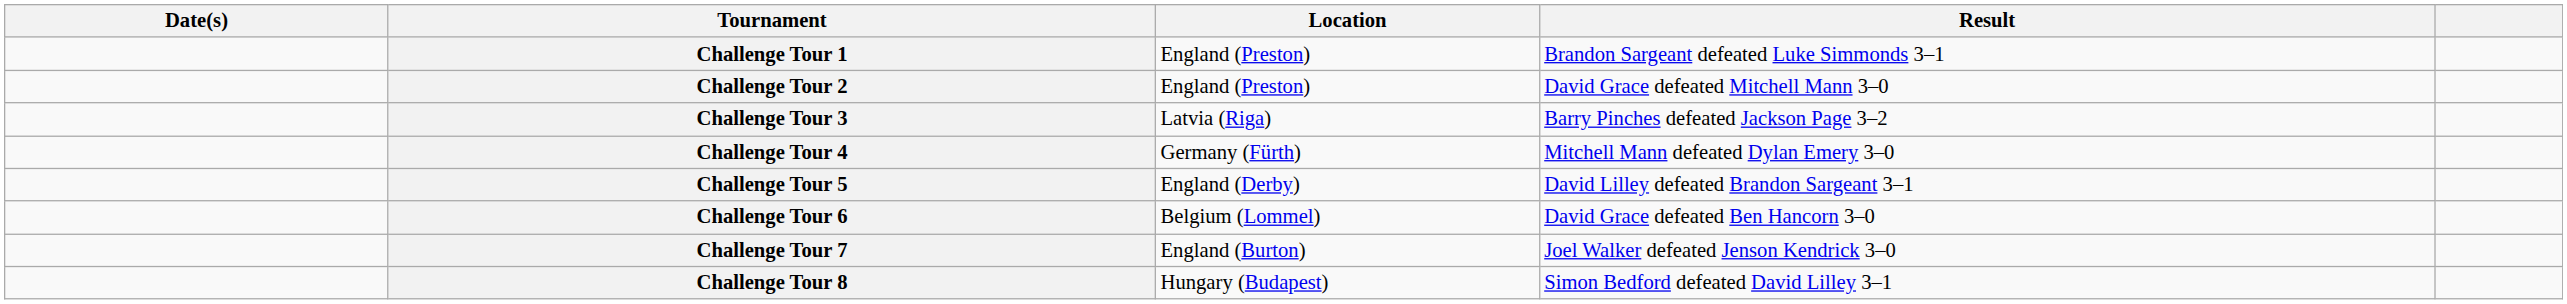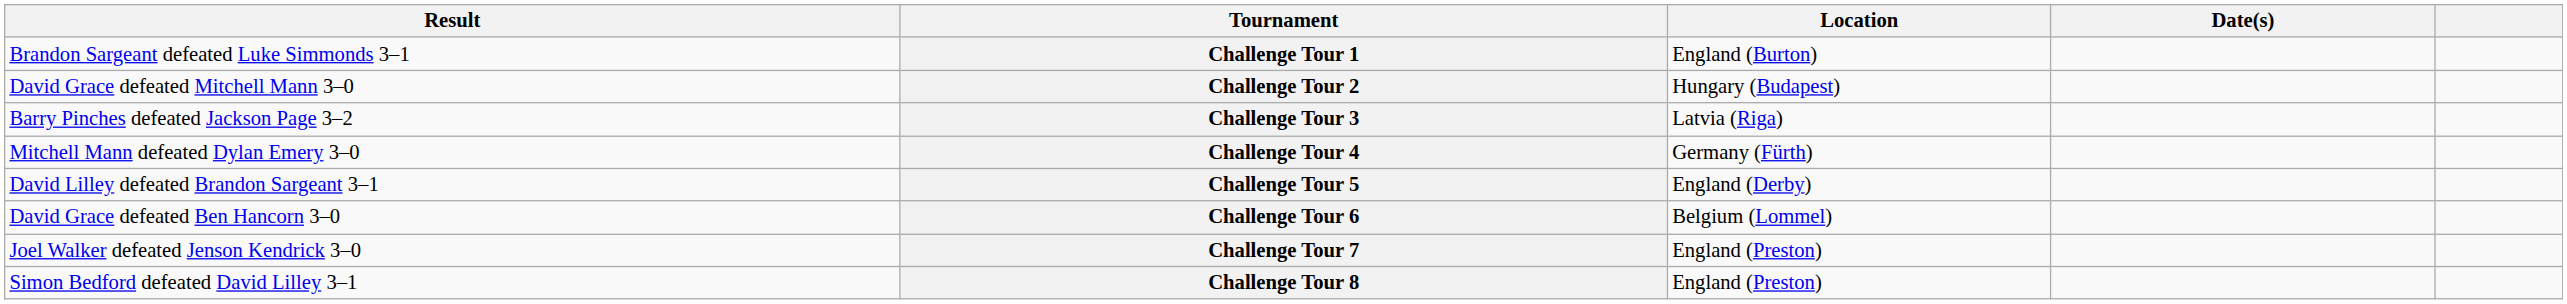columns swapped: (196, 20) <-> (1987, 20)
(1235, 53) England (Preston) -> (1745, 53) England (Burton)
(1235, 86) England (Preston) -> (1756, 86) Hungary (Budapest)
(1233, 250) England (Burton) -> (1747, 250) England (Preston)
(1244, 282) Hungary (Budapest) -> (1747, 282) England (Preston)
